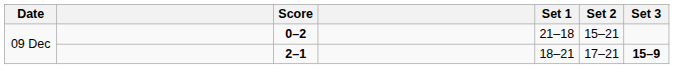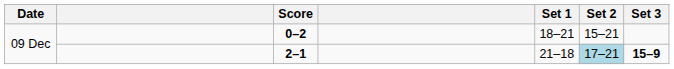(557, 34) 21–18 -> (557, 34) 18–21
(557, 53) 18–21 -> (557, 53) 21–18
(602, 53) no background -> (602, 53) lightblue background
